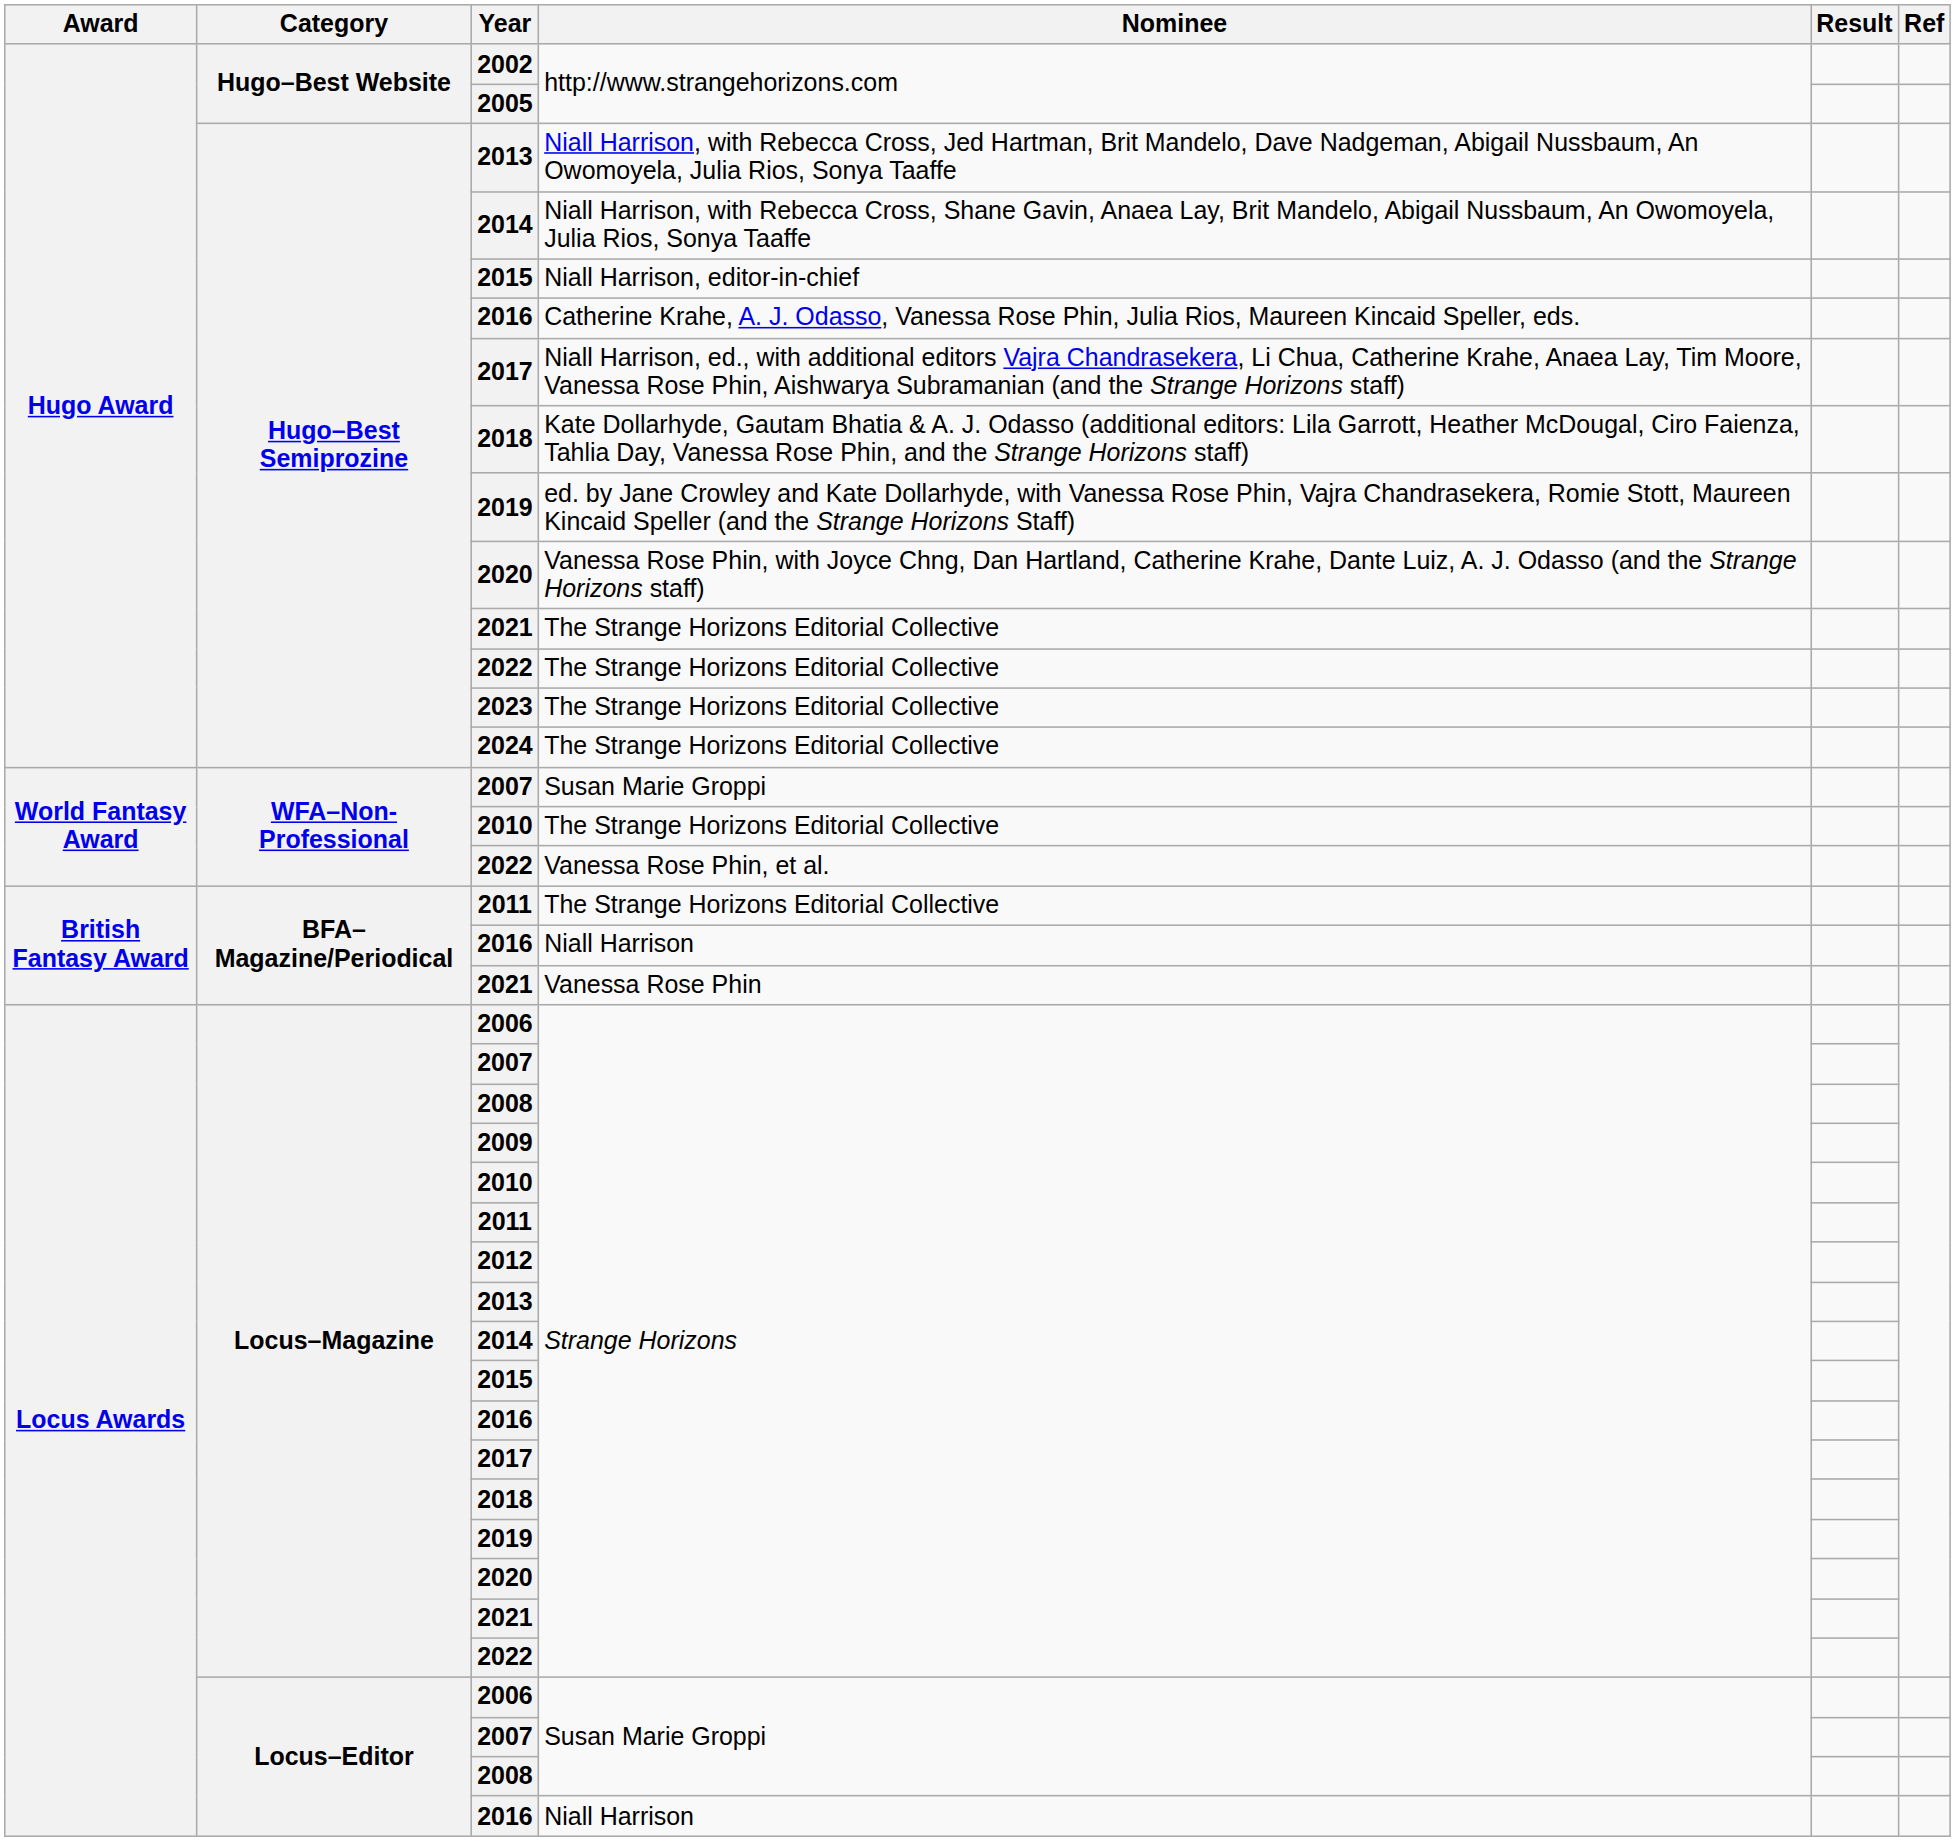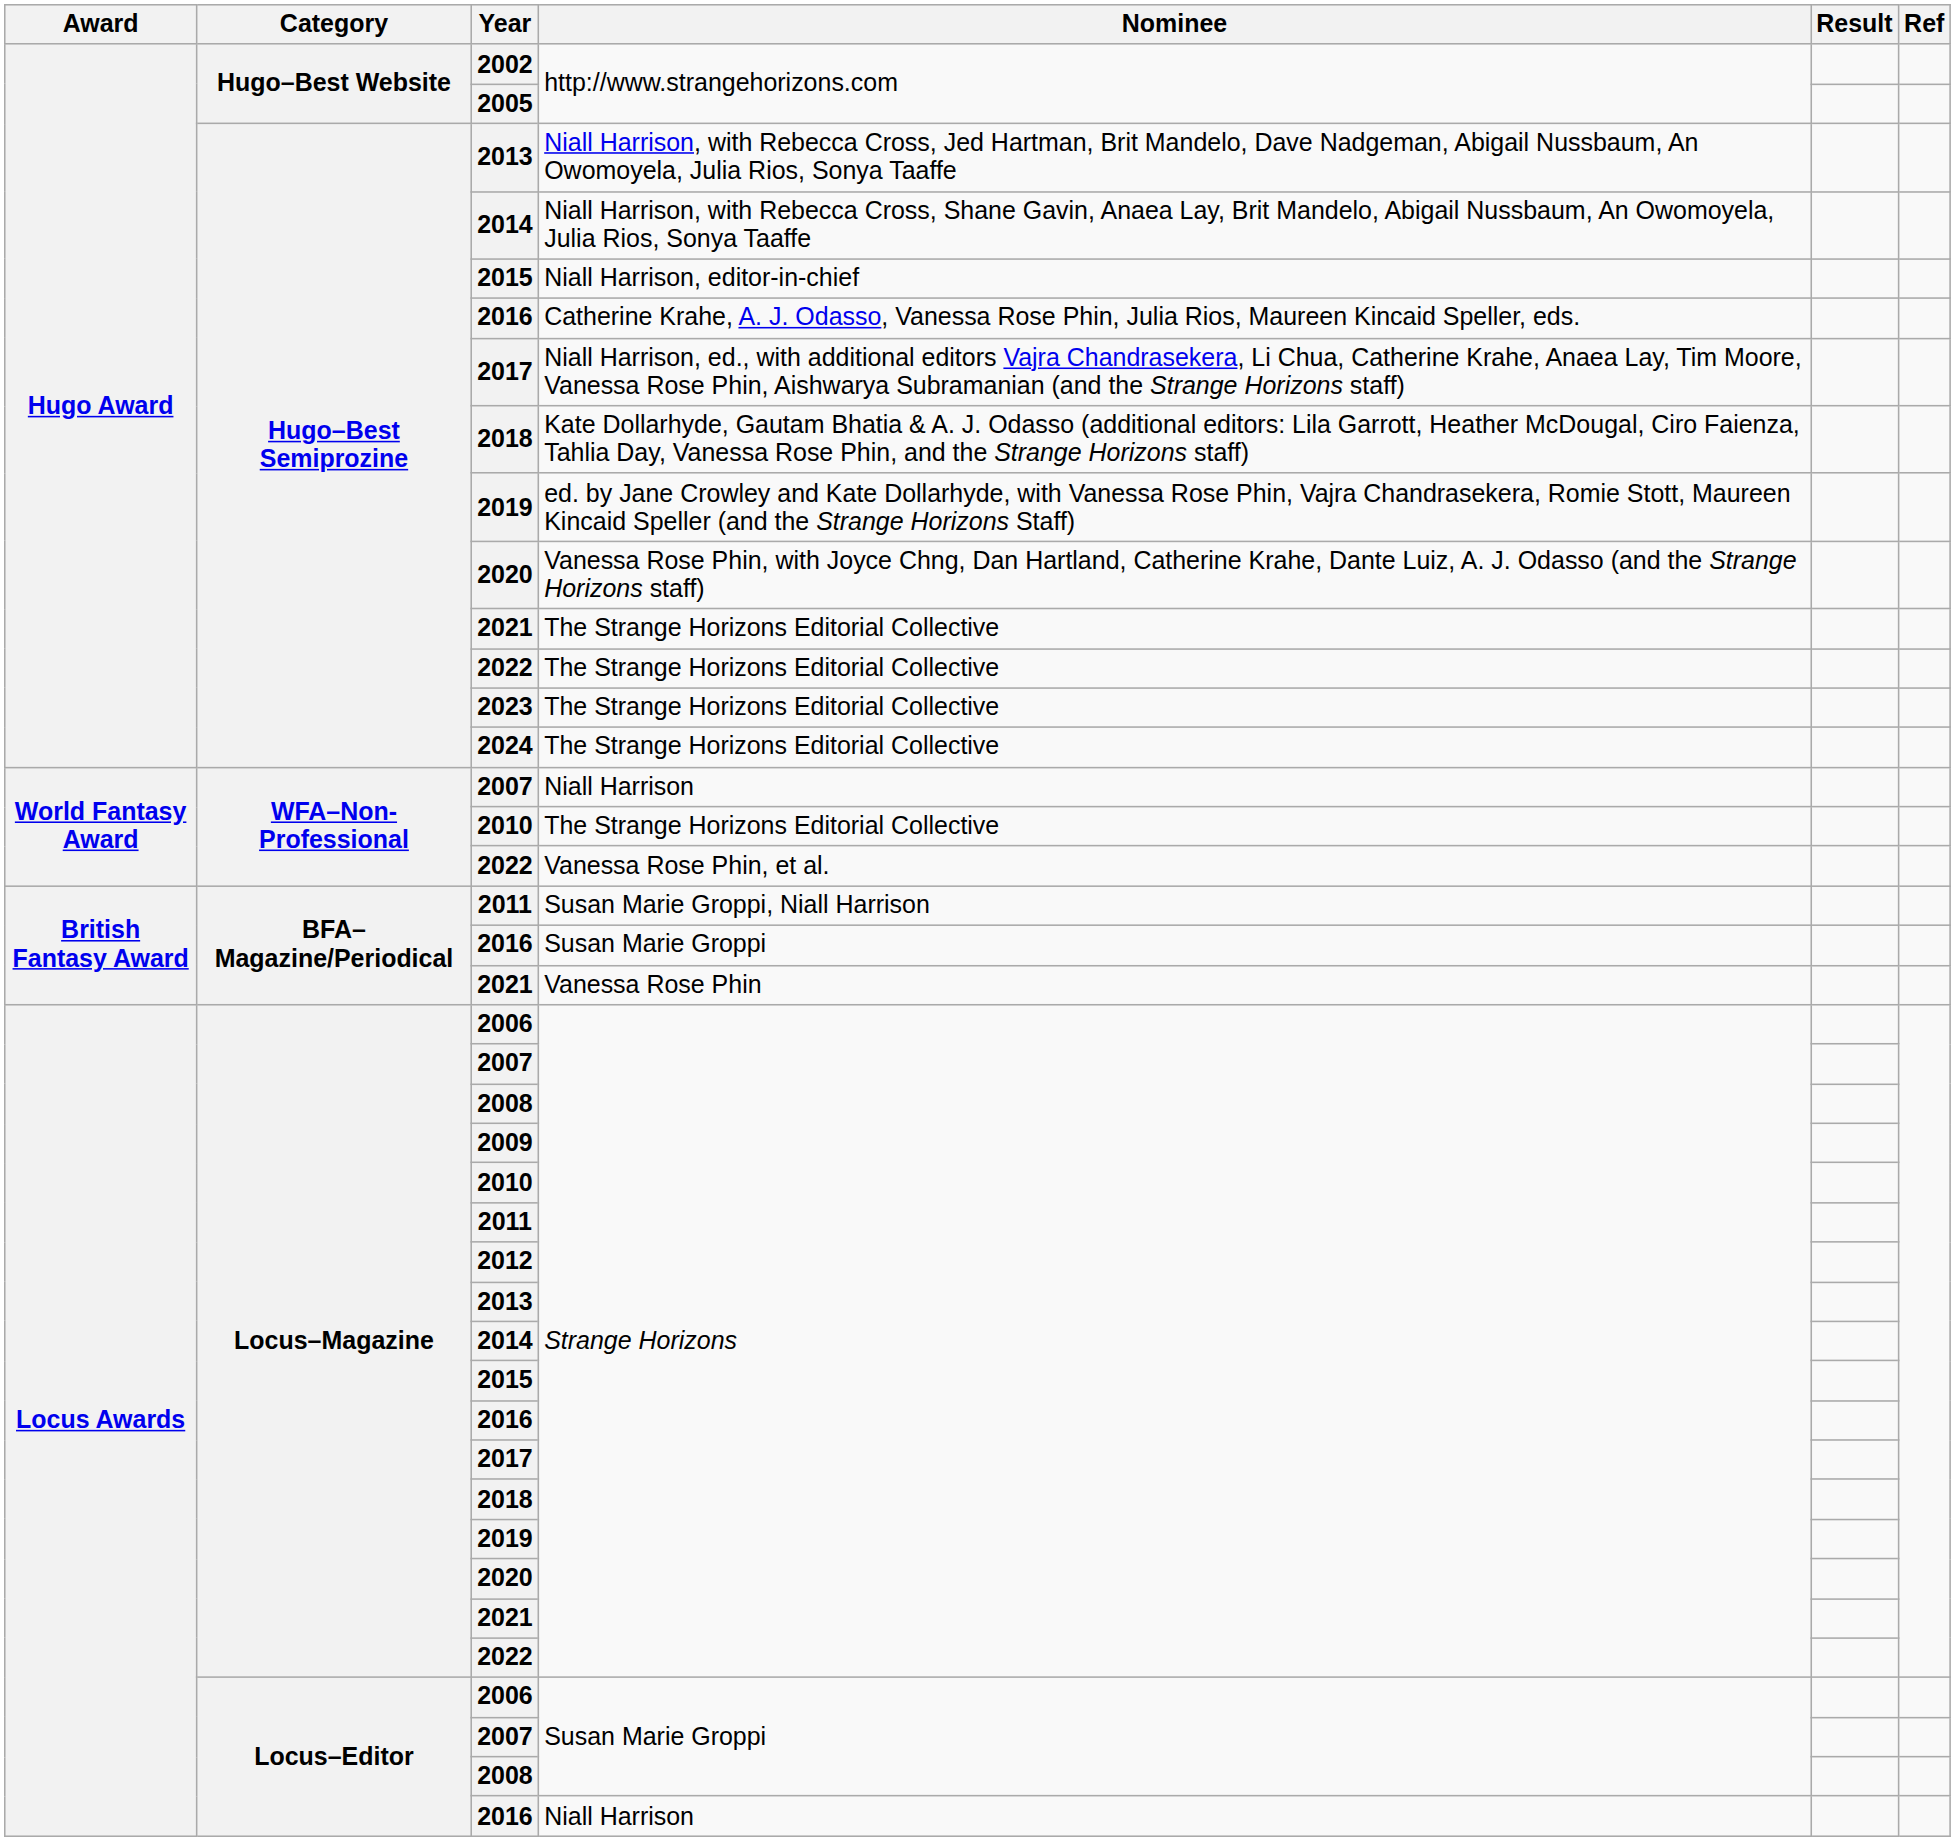(655, 786) Susan Marie Groppi -> (619, 786) Niall Harrison
(772, 905) The Strange Horizons Editorial Collective -> (737, 905) Susan Marie Groppi, Niall Harrison
(619, 944) Niall Harrison -> (655, 944) Susan Marie Groppi
